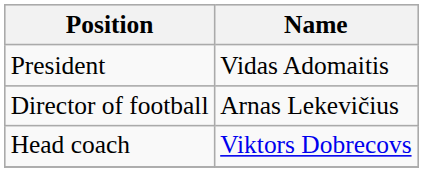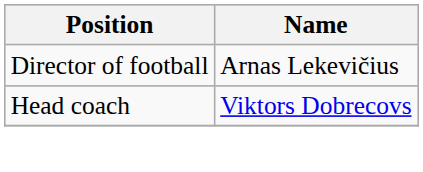- row: (58, 65)
